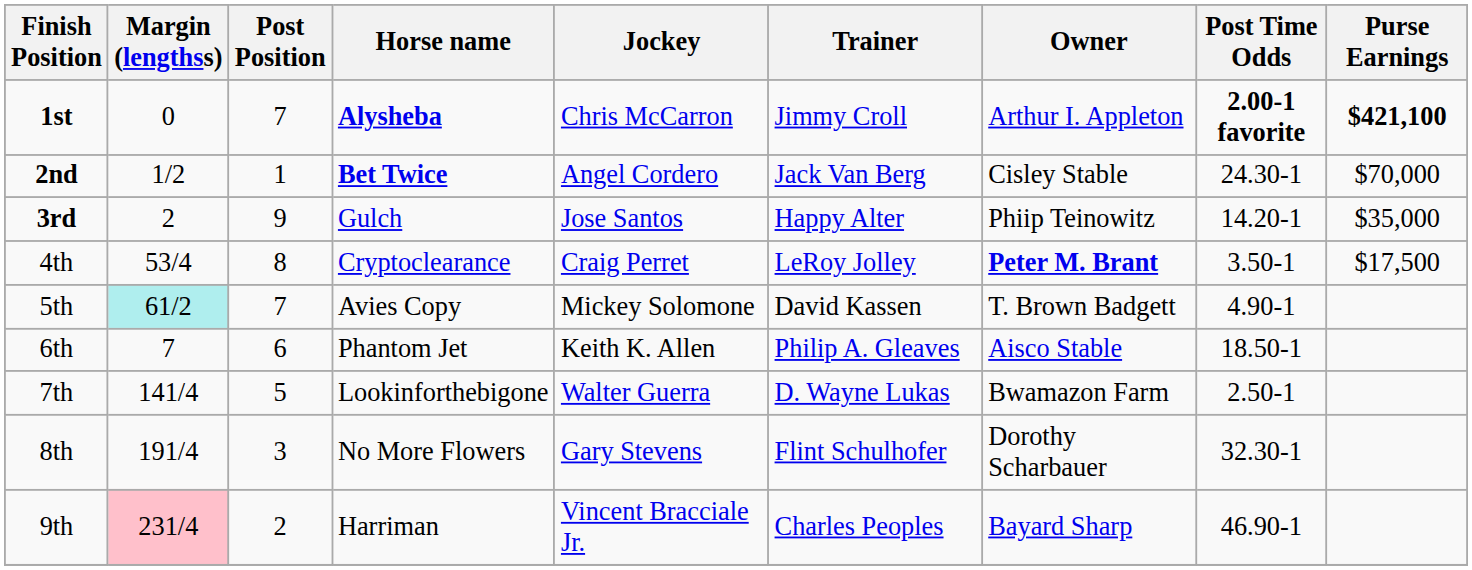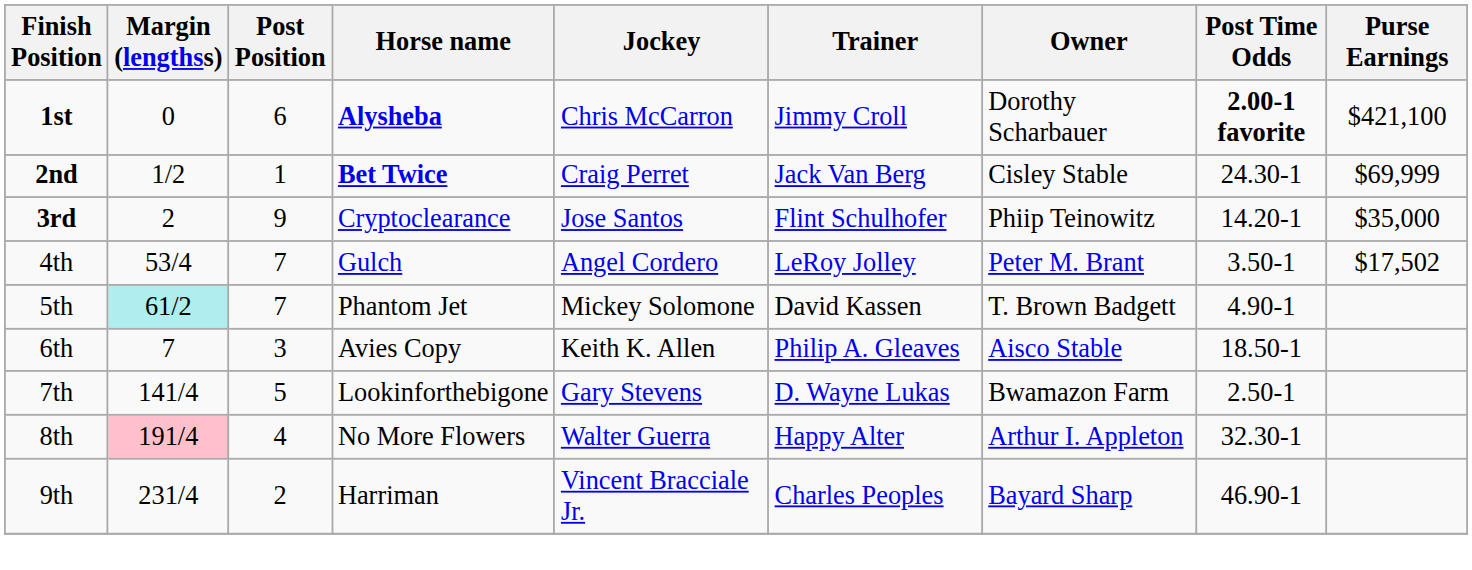(280, 116) 7 -> (280, 116) 6
(1086, 116) Arthur I. Appleton -> (1047, 116) Dorothy Scharbauer
(1397, 116) bold -> (1397, 116) normal
(640, 175) Angel Cordero -> (625, 175) Craig Perret
(1397, 175) $70,000 -> (1397, 175) $69,999
(370, 219) Gulch -> (424, 219) Cryptoclearance
(839, 219) Happy Alter -> (861, 219) Flint Schulhofer
(280, 262) 8 -> (280, 262) 7
(424, 262) Cryptoclearance -> (370, 262) Gulch
(625, 262) Craig Perret -> (640, 262) Angel Cordero
(1073, 262) bold -> (1066, 262) normal
(1397, 262) $17,500 -> (1397, 262) $17,502
(399, 306) Avies Copy -> (403, 306) Phantom Jet
(280, 349) 6 -> (280, 349) 3
(403, 349) Phantom Jet -> (399, 349) Avies Copy
(636, 393) Walter Guerra -> (632, 393) Gary Stevens
(168, 452) no background -> (168, 436) pink background
(280, 452) 3 -> (280, 436) 4
(632, 452) Gary Stevens -> (636, 436) Walter Guerra
(861, 452) Flint Schulhofer -> (839, 436) Happy Alter
(1047, 452) Dorothy Scharbauer -> (1086, 436) Arthur I. Appleton
(168, 526) pink background -> (168, 495) no background
